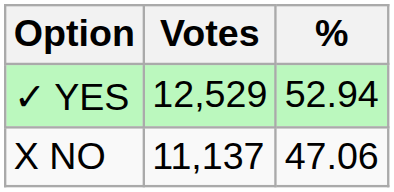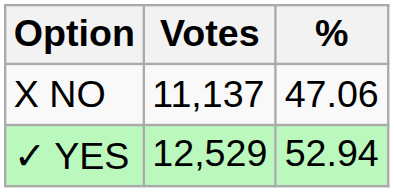rows swapped: (72, 96) <-> (60, 155)
